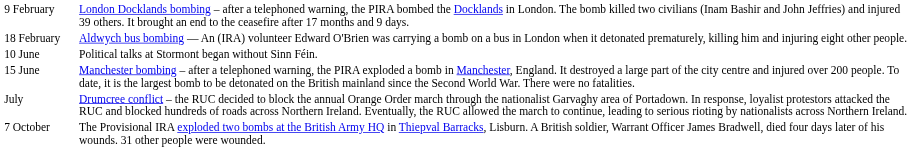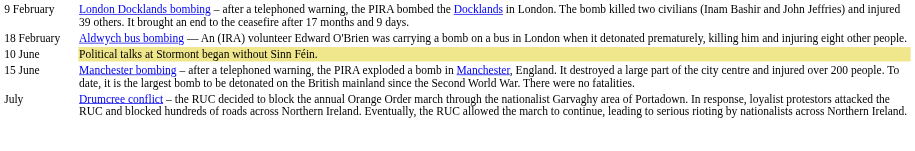(198, 54) no background -> (198, 54) khaki background
- row: (27, 127)
